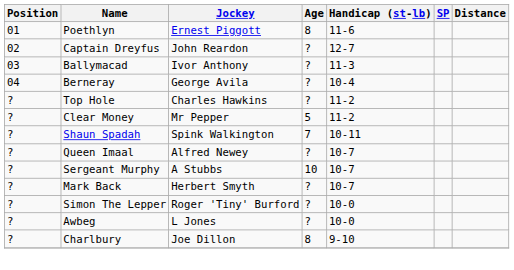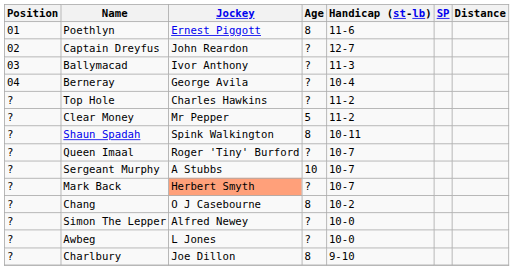(308, 135) 7 -> (308, 135) 8
(210, 152) Alfred Newey -> (235, 152) Roger 'Tiny' Burford
(213, 187) no background -> (213, 187) lightsalmon background
+ row: (79, 204)
(235, 204) Roger 'Tiny' Burford -> (210, 222) Alfred Newey
